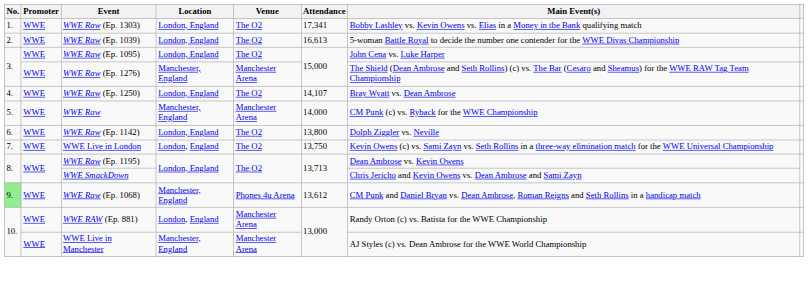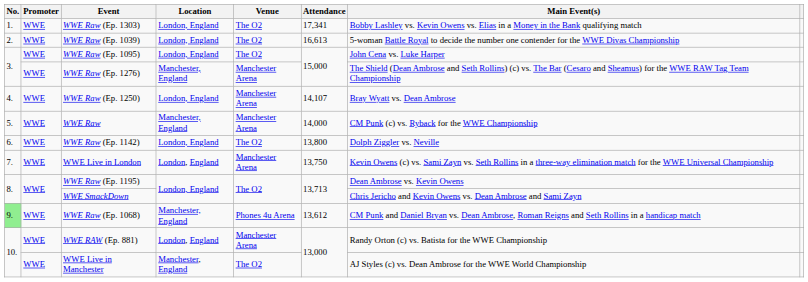(249, 93) The O2 -> (256, 98) Manchester Arena
(249, 146) The O2 -> (256, 161) Manchester Arena
(256, 244) Manchester Arena -> (249, 264) The O2
